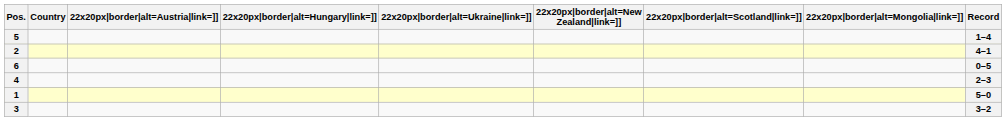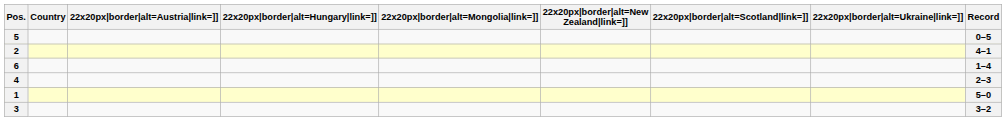columns swapped: (885, 17) <-> (456, 17)
(983, 37) 1–4 -> (983, 37) 0–5
(983, 66) 0–5 -> (983, 66) 1–4
